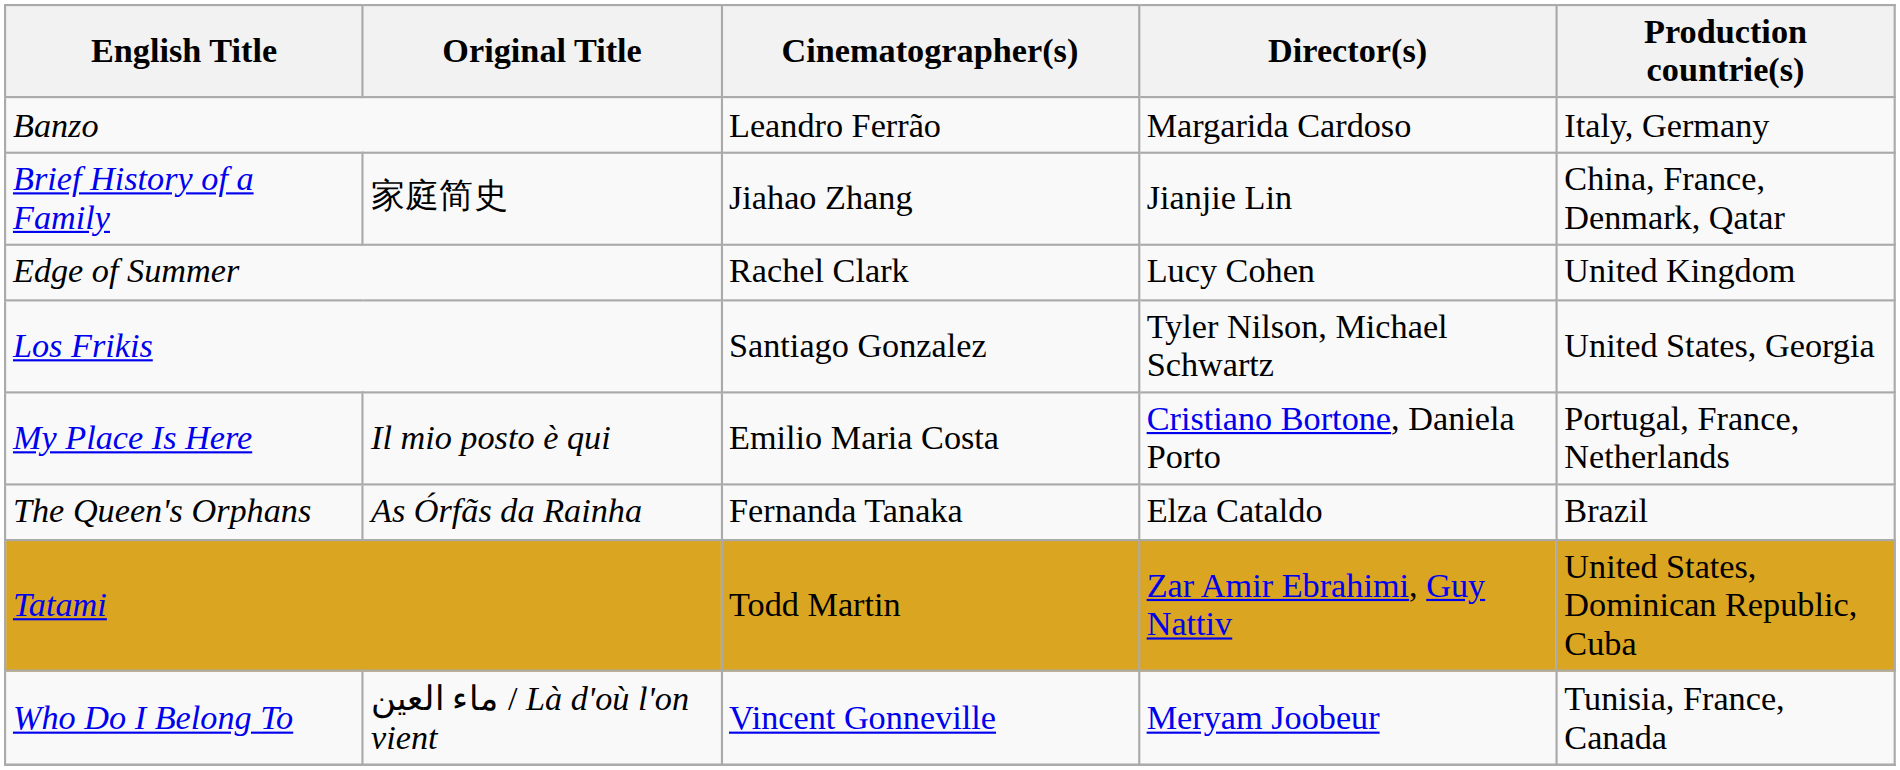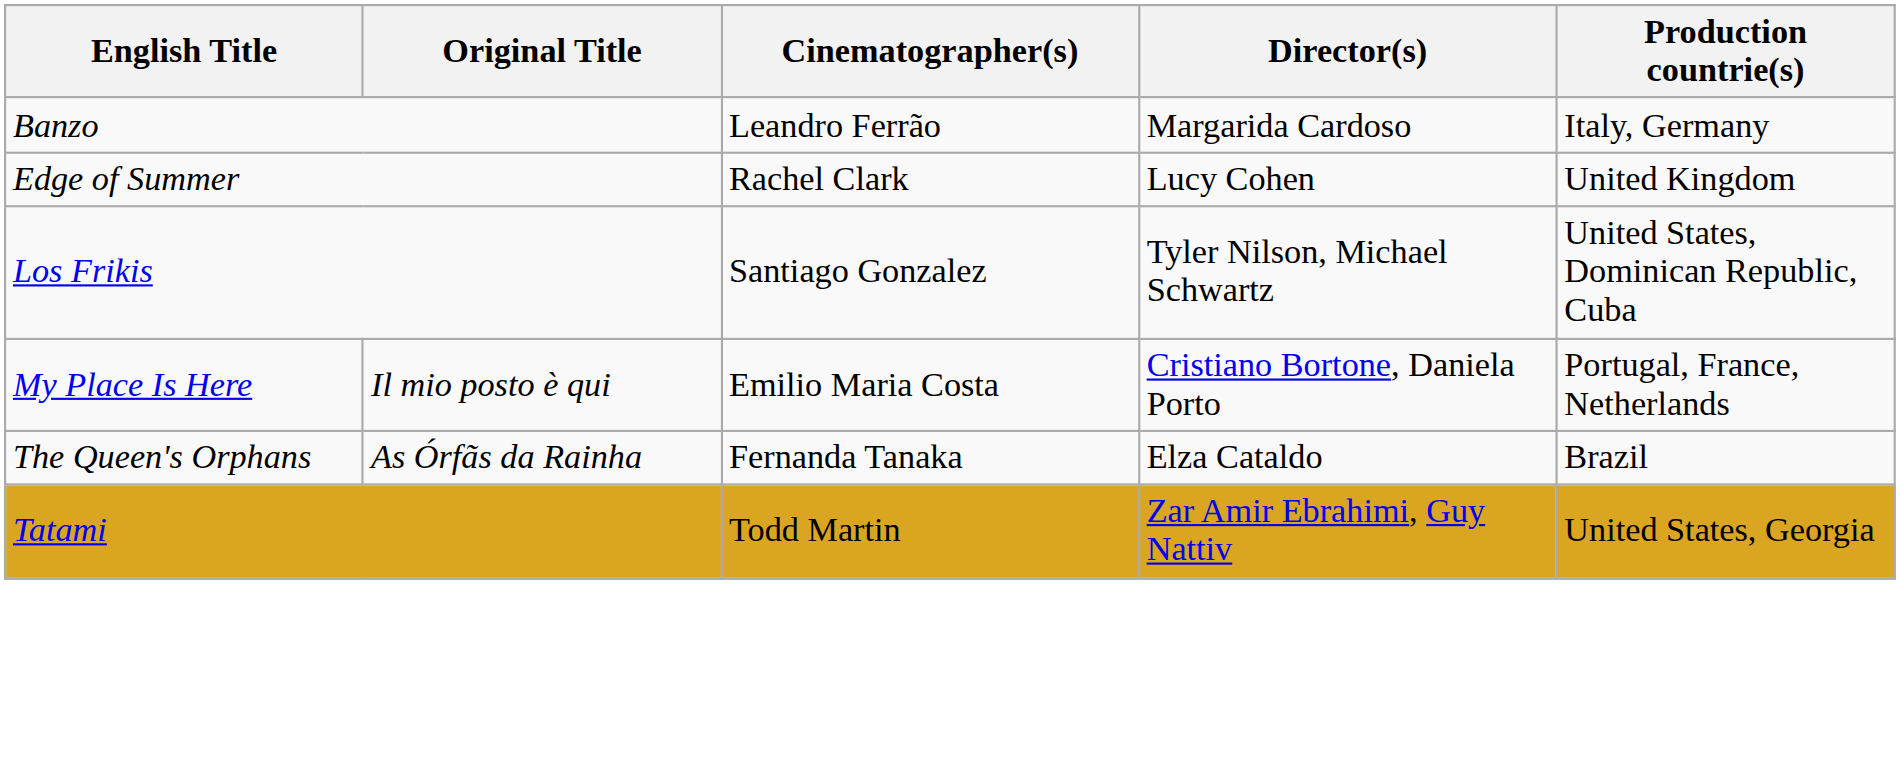- row: (133, 198)
(1719, 345) United States, Georgia -> (1711, 271) United States, Dominican Republic, Cuba
(1711, 604) United States, Dominican Republic, Cuba -> (1719, 530) United States, Georgia
- row: (153, 717)
